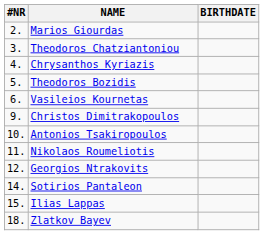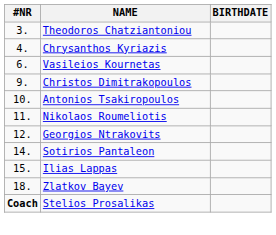- row: (77, 30)
- row: (83, 82)
+ row: (99, 203)
